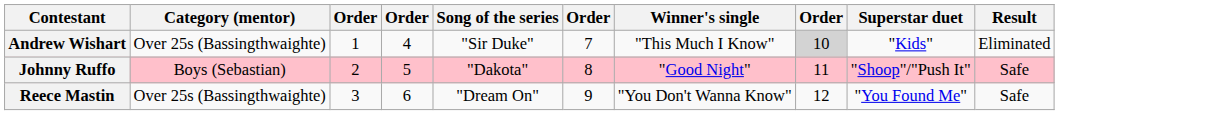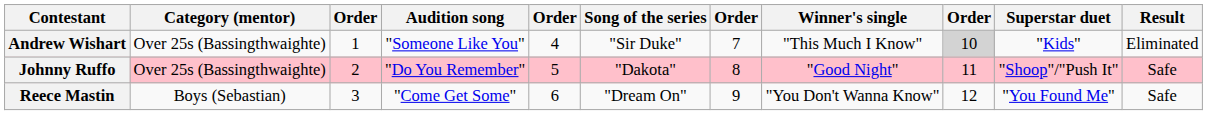+ column: (455, 17)
(230, 69) Boys (Sebastian) -> (230, 69) Over 25s (Bassingthwaighte)
(230, 95) Over 25s (Bassingthwaighte) -> (230, 95) Boys (Sebastian)
